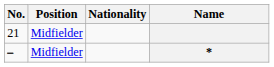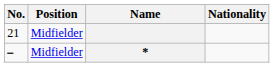columns swapped: (117, 14) <-> (209, 14)
